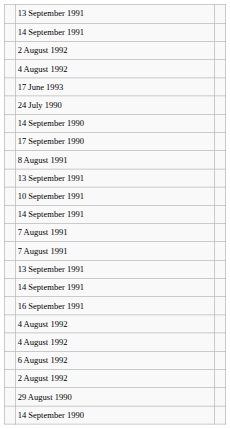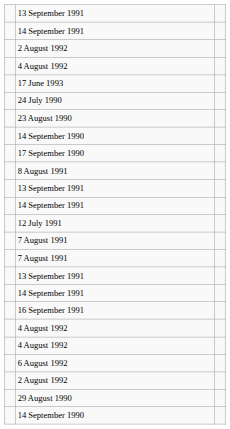+ row: (10, 118)
- row: (10, 196)
+ row: (10, 223)
